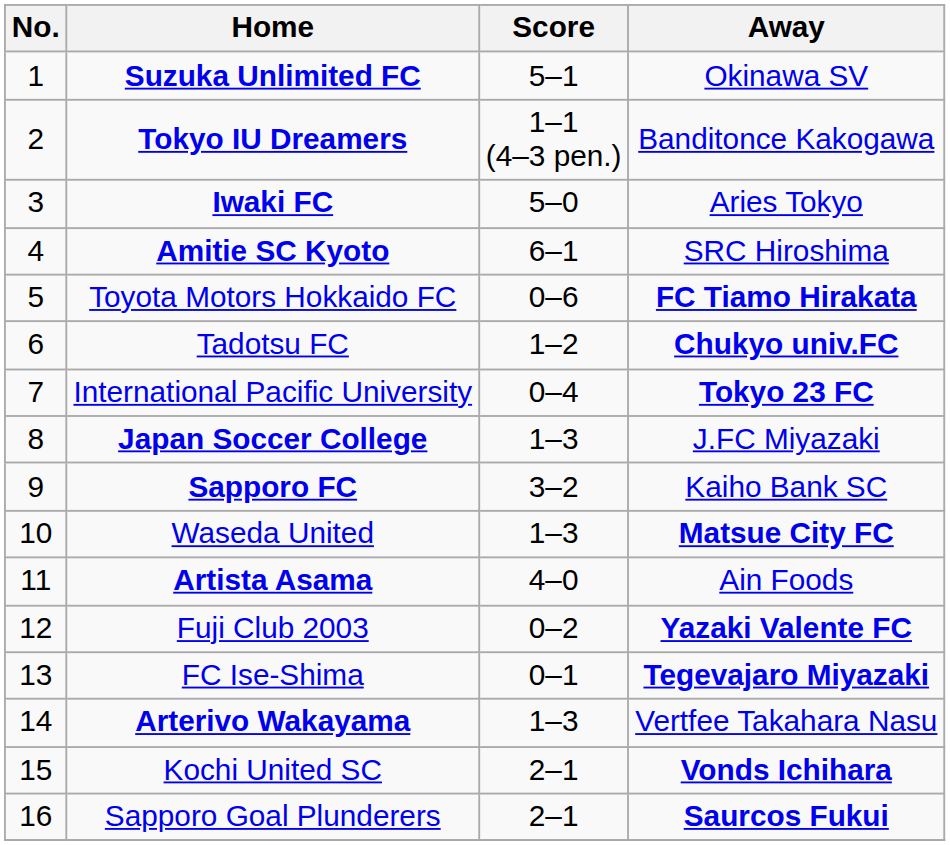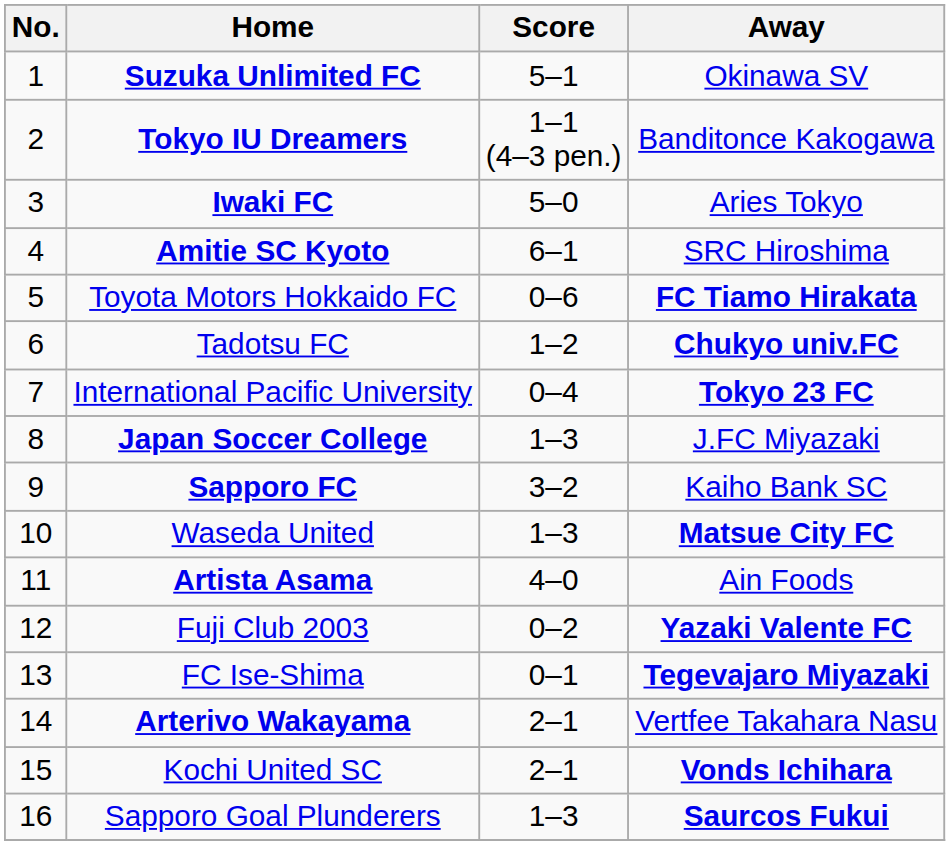(554, 722) 1–3 -> (554, 722) 2–1
(554, 816) 2–1 -> (554, 816) 1–3
